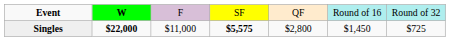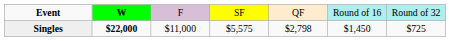(239, 28) bold -> (239, 28) normal
(298, 28) $2,800 -> (298, 28) $2,798
